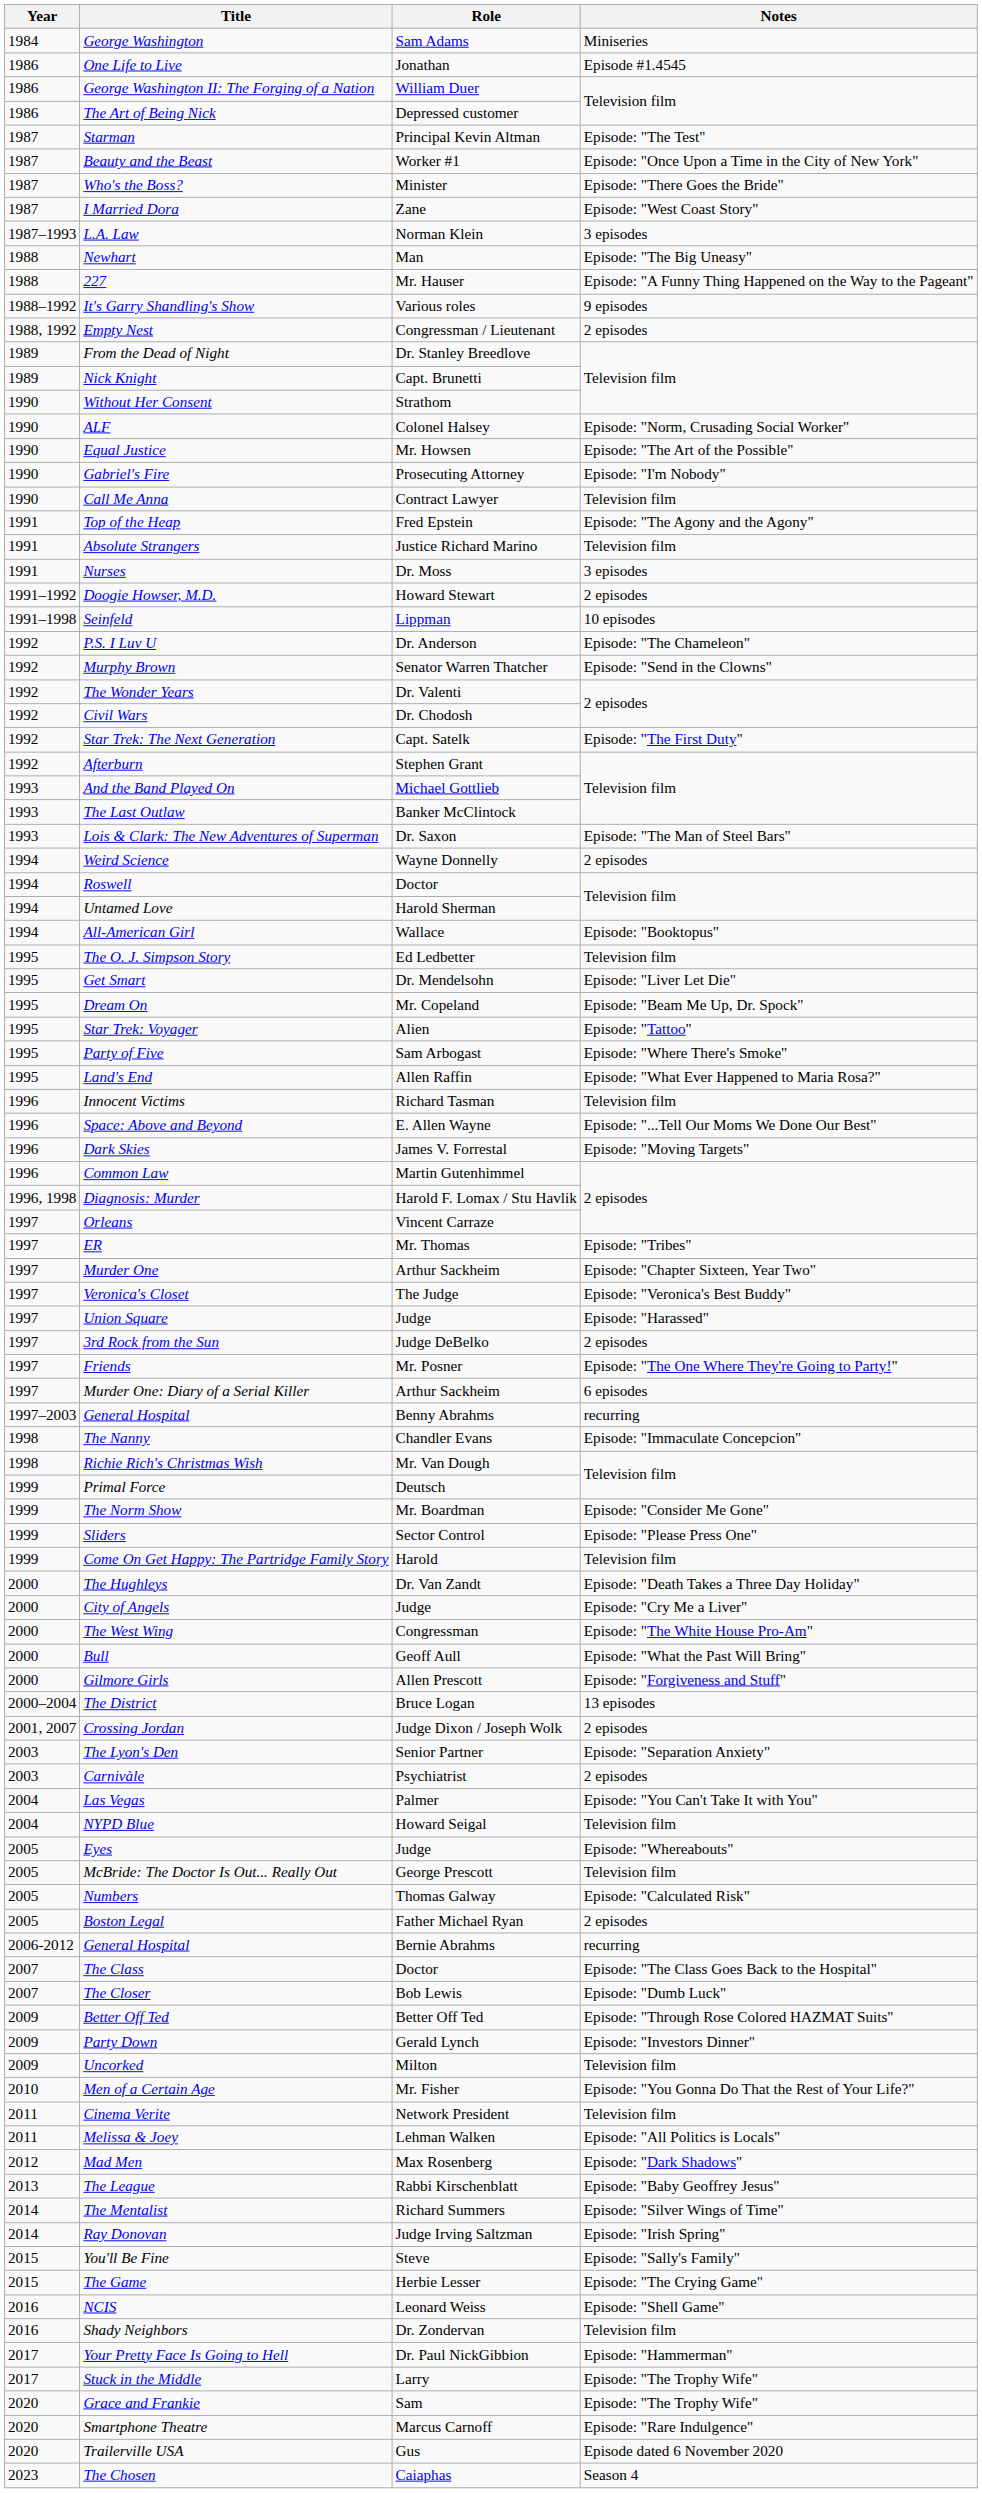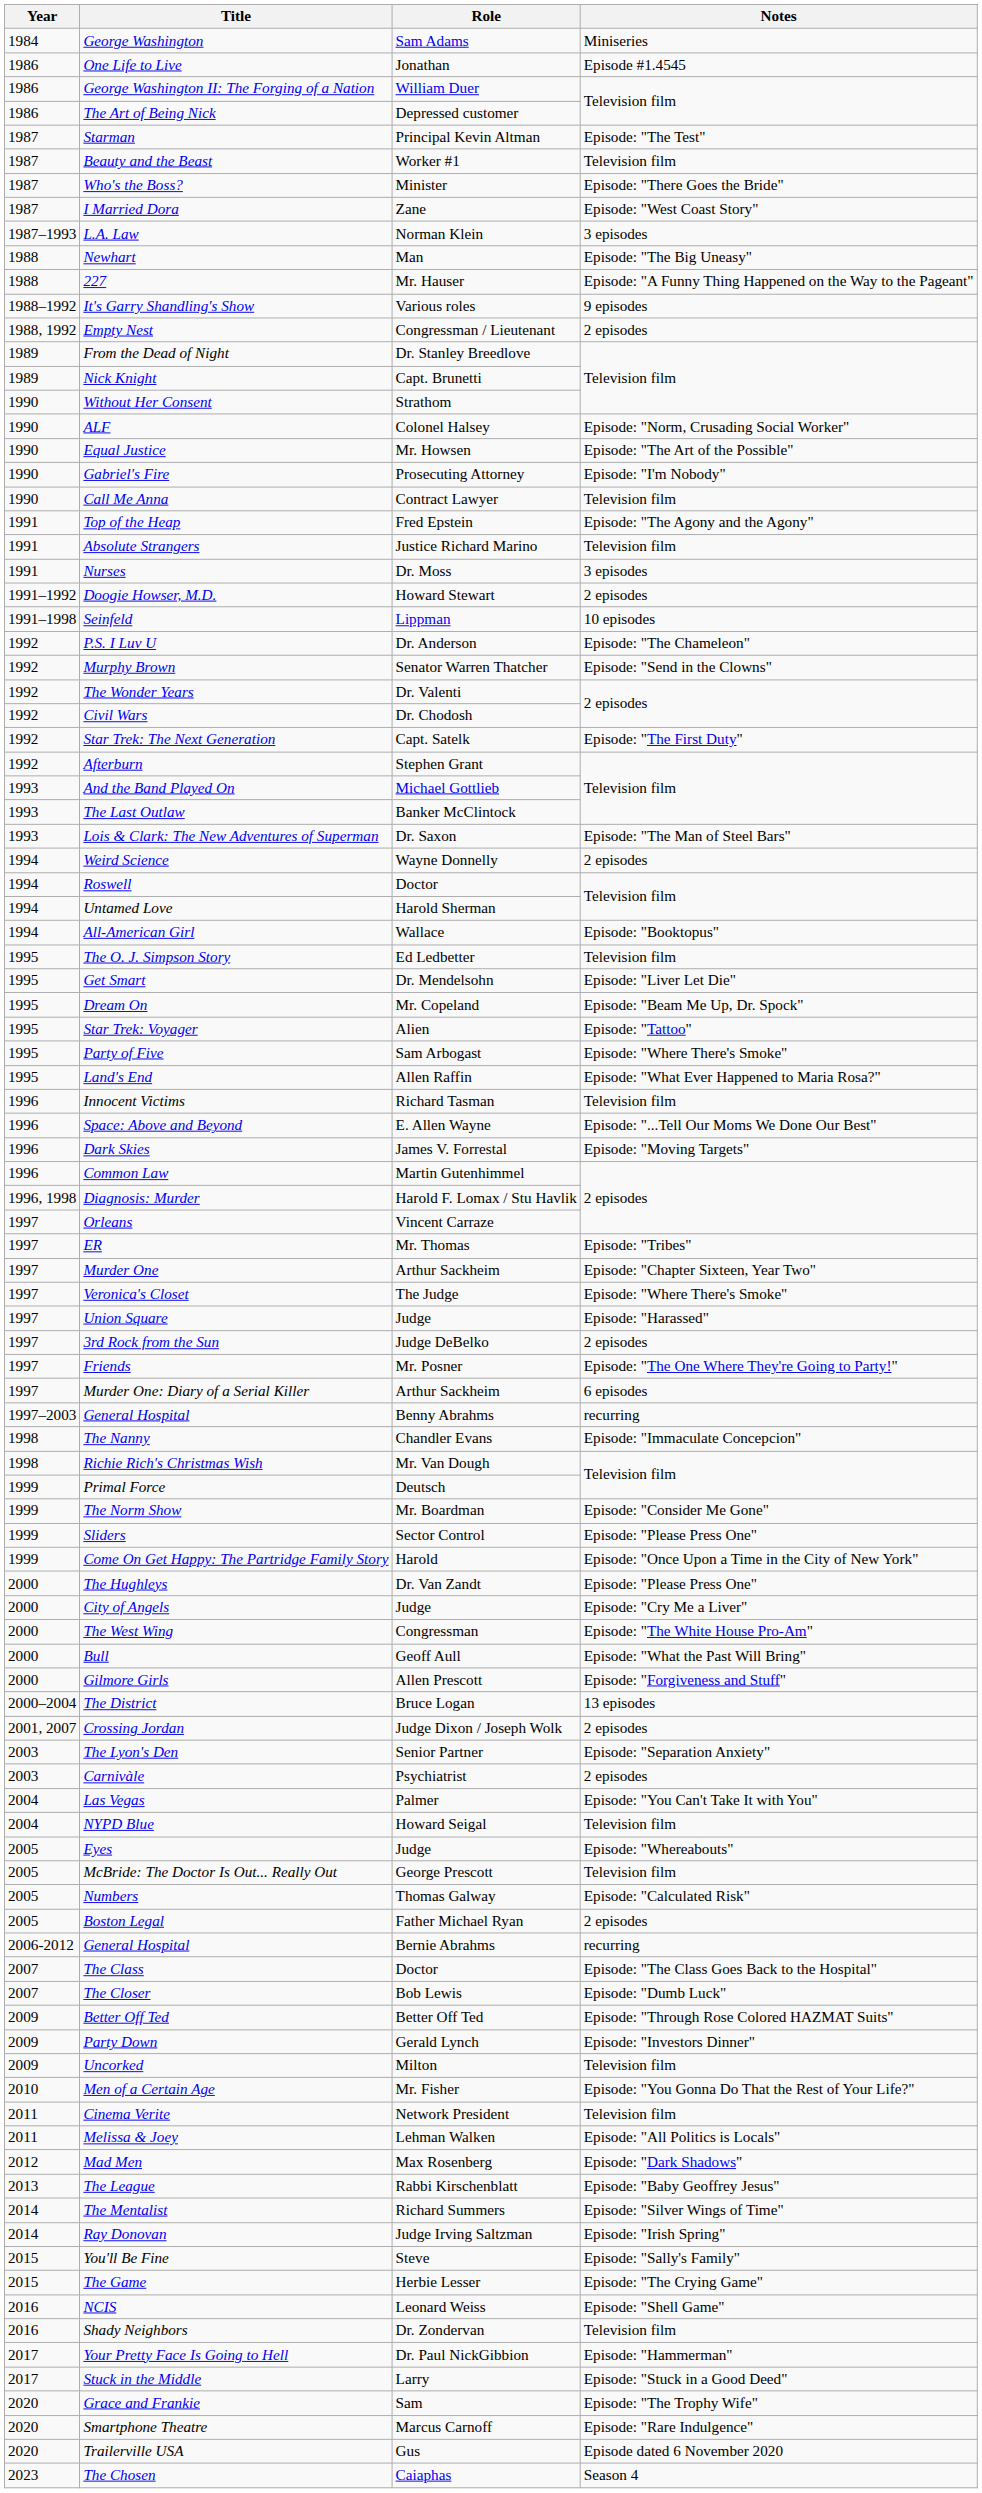(751, 161) Episode: "Once Upon a Time in the City of New York" -> (630, 161) Television film
(687, 1294) Episode: "Veronica's Best Buddy" -> (686, 1294) Episode: "Where There's Smoke"
(630, 1559) Television film -> (751, 1559) Episode: "Once Upon a Time in the City of New York"
(722, 1583) Episode: "Death Takes a Three Day Holiday" -> (670, 1583) Episode: "Please Press One"
(671, 2378) Episode: "The Trophy Wife" -> (686, 2378) Episode: "Stuck in a Good Deed"
